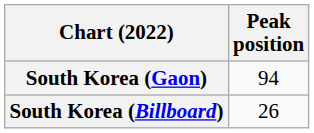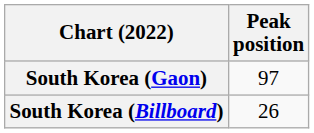(269, 77) 94 -> (269, 77) 97
